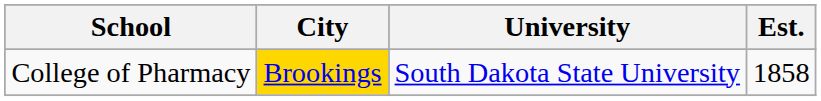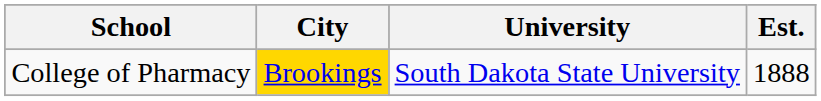(781, 71) 1858 -> (781, 71) 1888
